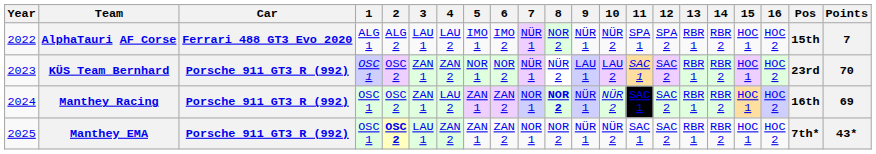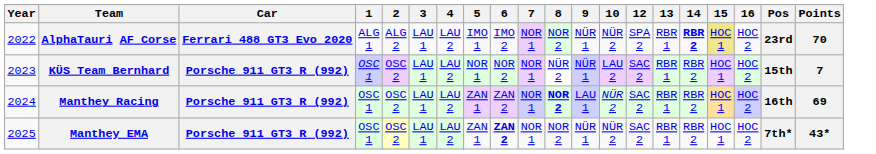- column: (640, 14)
(531, 39) NÜR 1 -> (531, 39) NOR 1
(721, 39) normal -> (694, 39) bold
(748, 39) no background -> (721, 39) khaki background
(805, 39) 15th -> (778, 39) 23rd
(847, 39) 7 -> (820, 39) 70
(423, 70) ZAN 1 -> (423, 70) LAU 1
(450, 70) ZAN 2 -> (450, 70) LAU 2
(531, 70) NÜR 1 -> (531, 70) NOR 1
(585, 70) LAU 1 -> (585, 70) NÜR 1
(805, 70) 23rd -> (778, 70) 15th
(847, 70) 70 -> (820, 70) 7
(423, 102) ZAN 1 -> (423, 102) LAU 1
(585, 102) NÜR 1 -> (585, 102) LAU 1
(396, 133) bold -> (396, 133) normal
(450, 133) ZAN 2 -> (450, 133) LAU 2
(504, 133) normal -> (504, 133) bold
